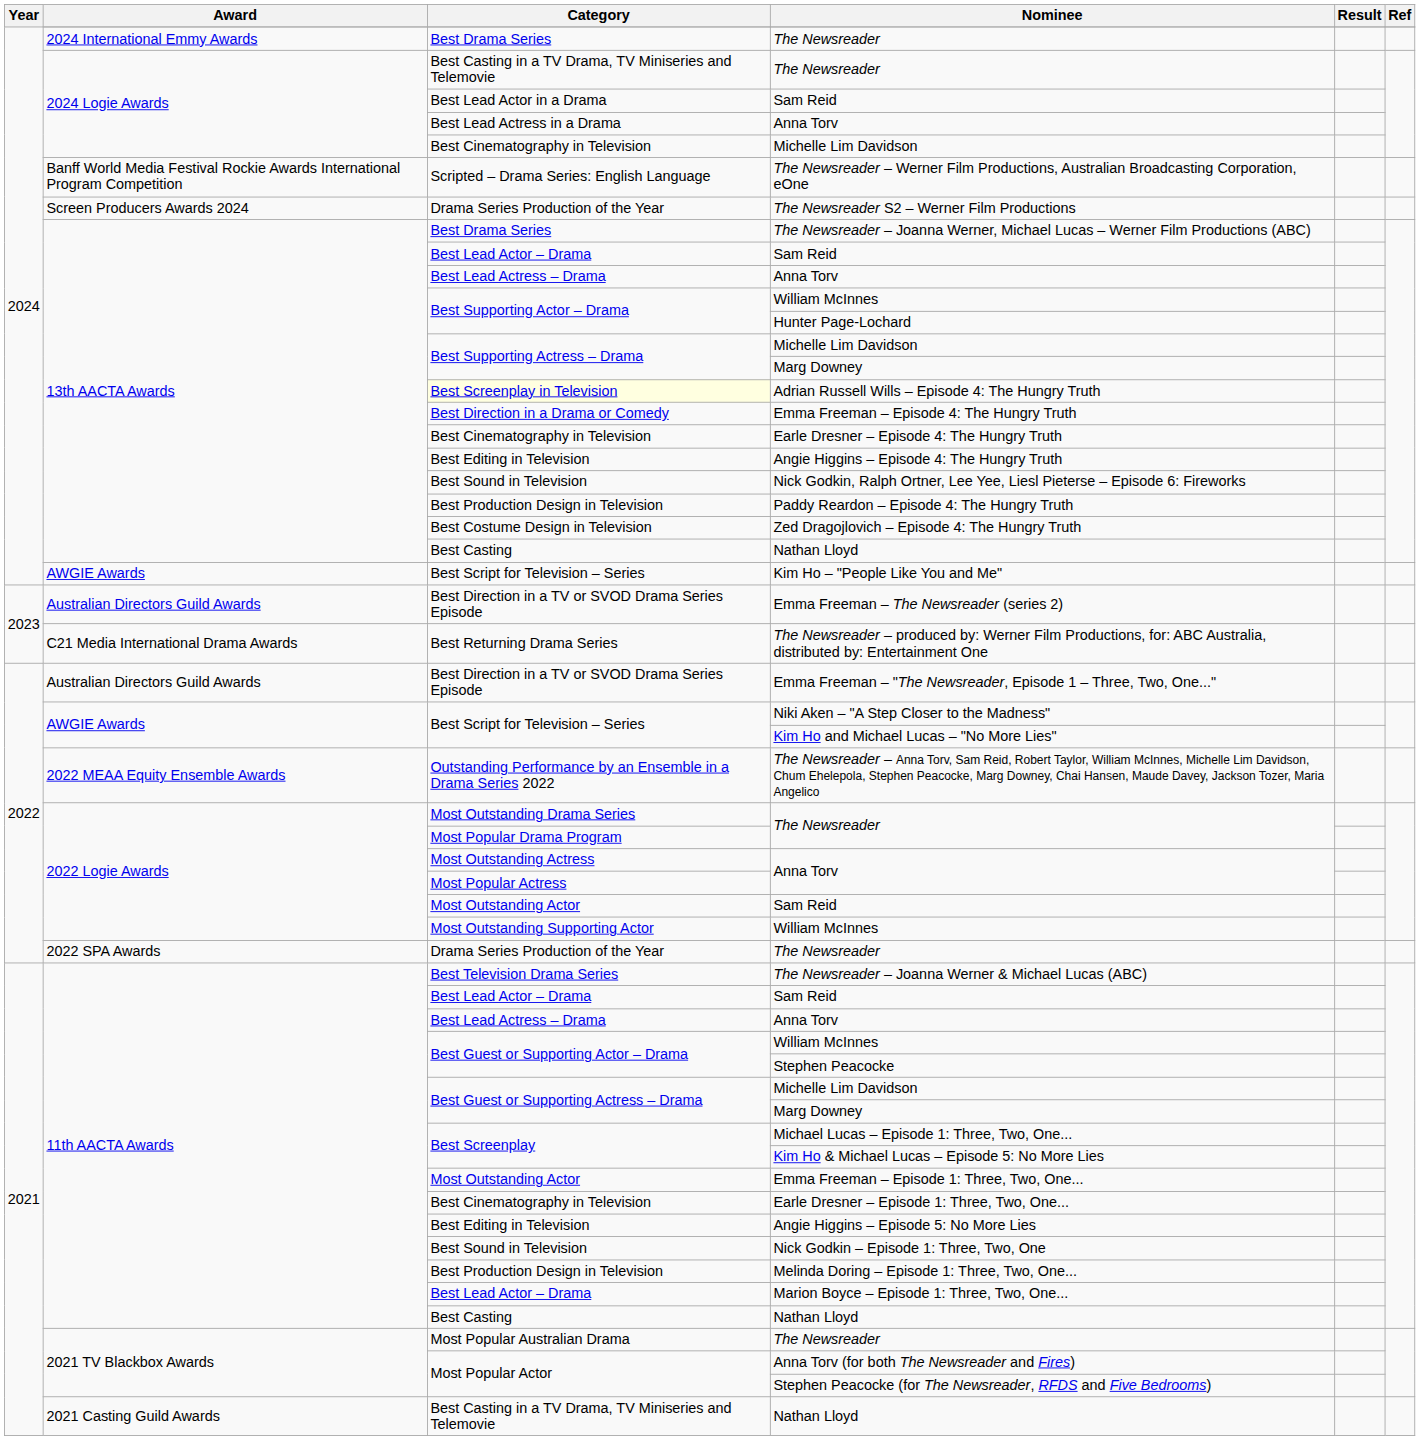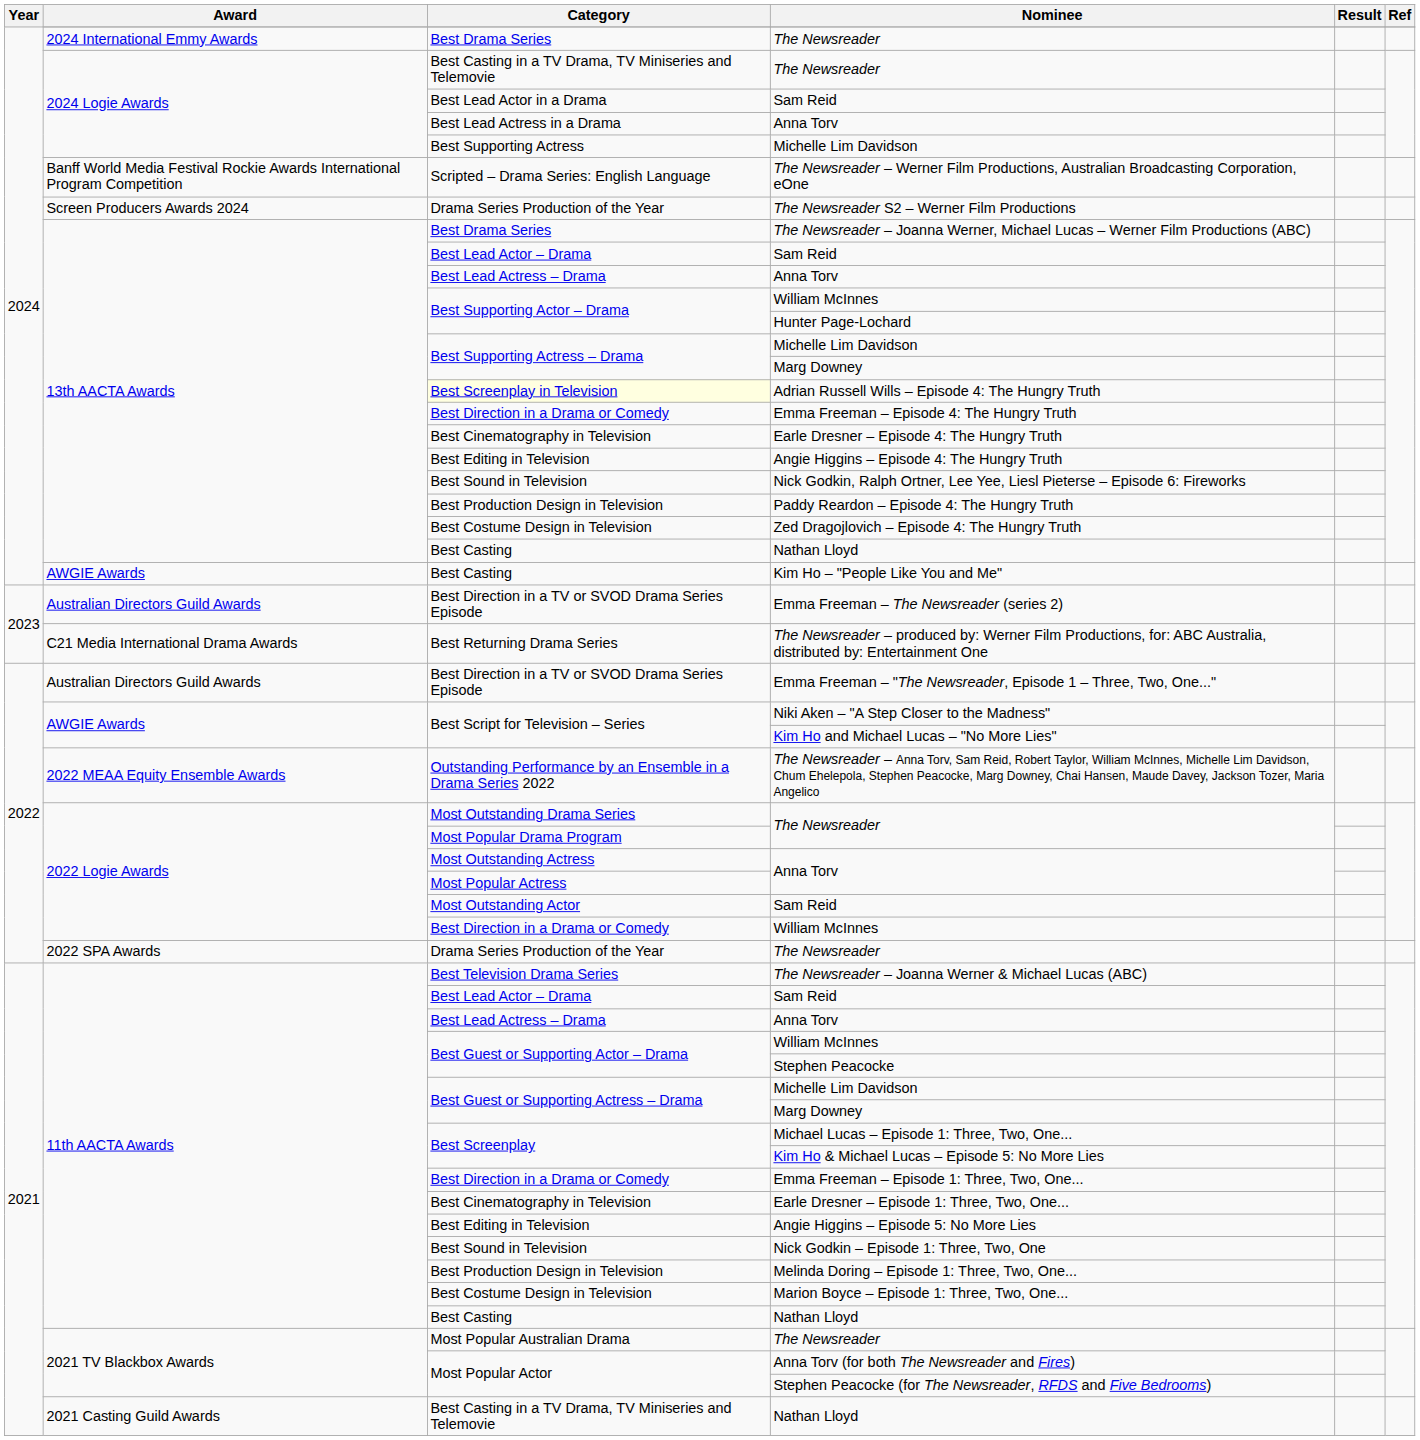(541, 146) Best Cinematography in Television -> (507, 146) Best Supporting Actress
(538, 573) Best Script for Television – Series -> (471, 573) Best Casting
(542, 928) Most Outstanding Supporting Actor -> (550, 928) Best Direction in a Drama or Comedy
(505, 1179) Most Outstanding Actor -> (550, 1179) Best Direction in a Drama or Comedy
(511, 1294) Best Lead Actor – Drama -> (541, 1294) Best Costume Design in Television
